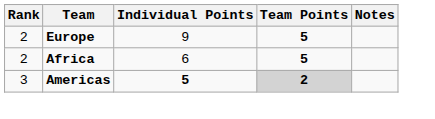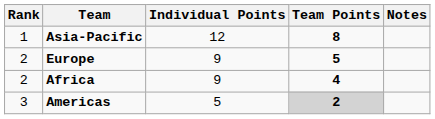+ row: (94, 37)
(185, 59) 6 -> (217, 81) 9
(304, 59) 5 -> (336, 81) 4
(185, 81) bold -> (217, 103) normal
